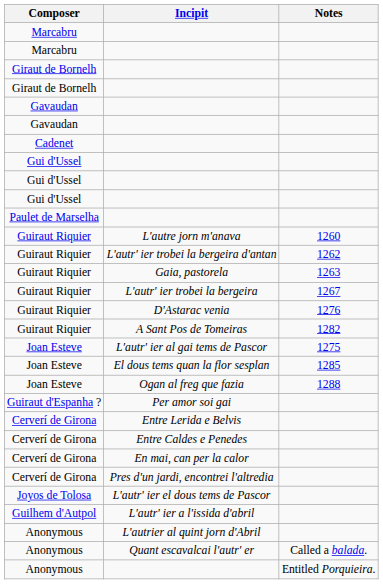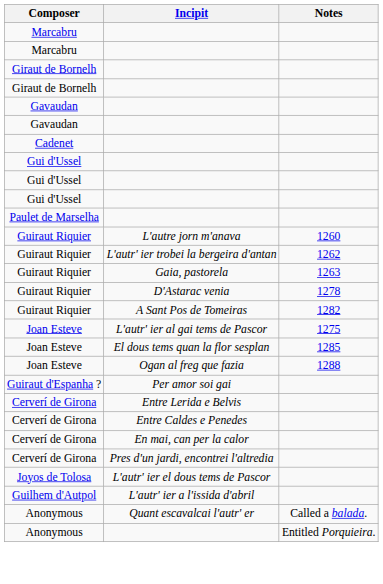- row: (54, 291)
(329, 310) 1276 -> (329, 291) 1278
- row: (54, 532)
